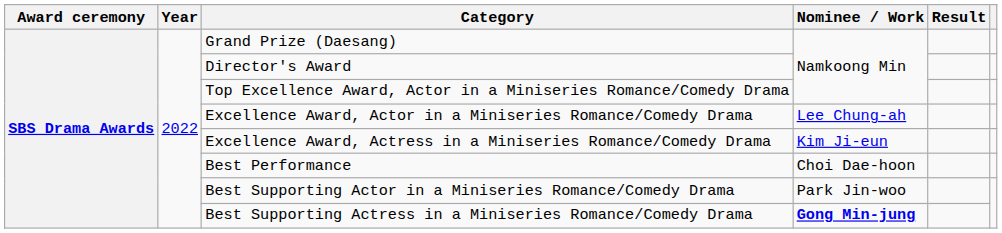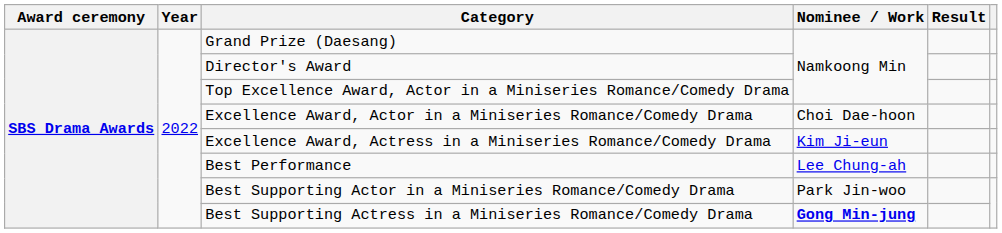(851, 116) Lee Chung-ah -> (856, 116) Choi Dae-hoon
(856, 166) Choi Dae-hoon -> (851, 166) Lee Chung-ah
